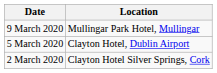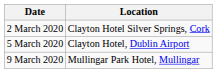rows swapped: (35, 60) <-> (35, 28)
